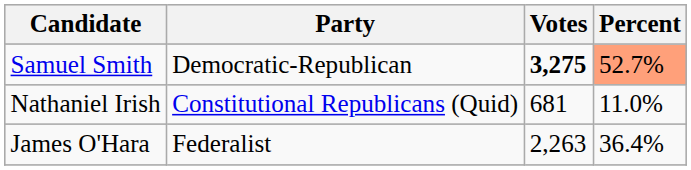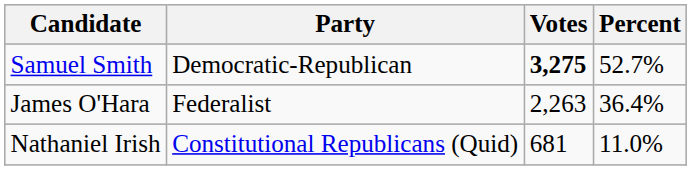(631, 64) lightsalmon background -> (631, 64) no background
rows swapped: (80, 143) <-> (86, 104)
